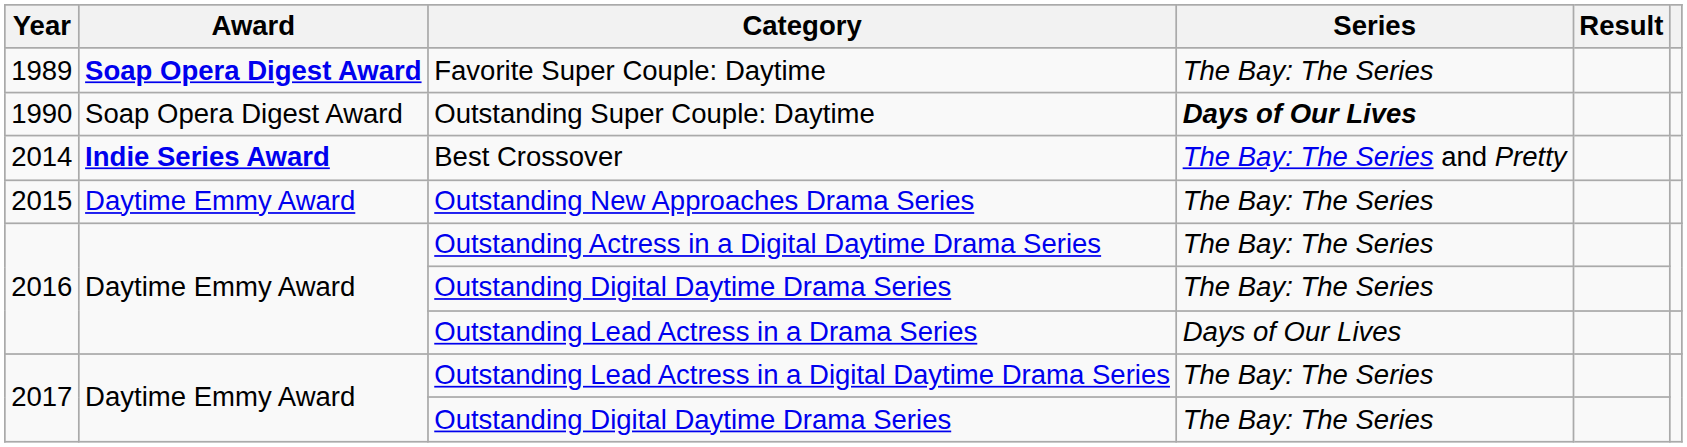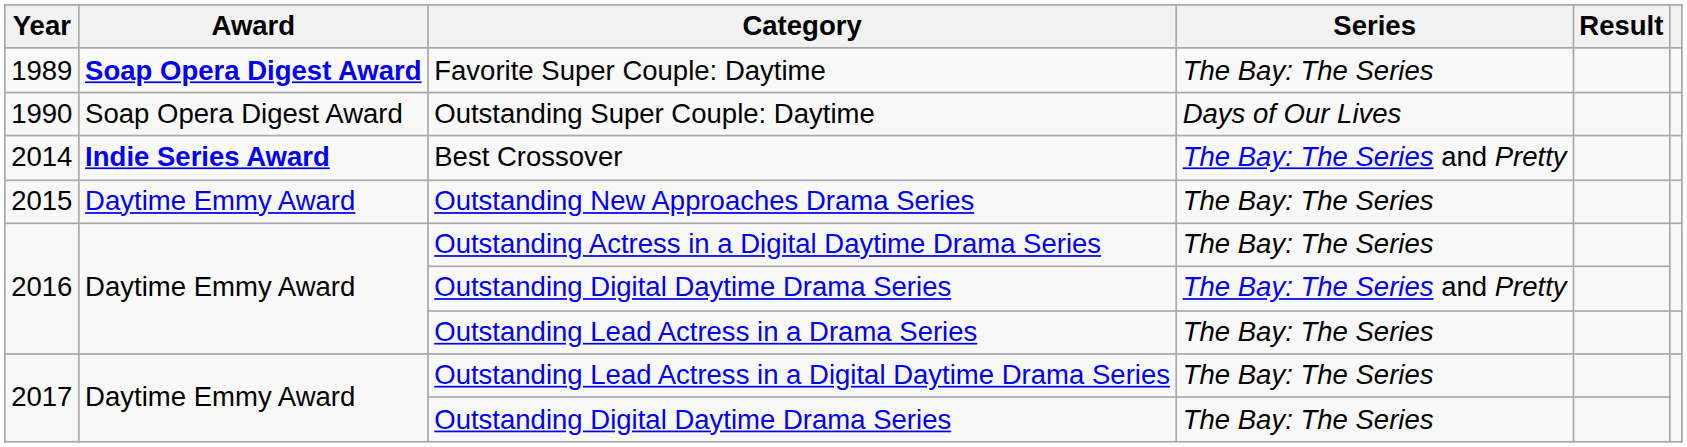(1300, 113) bold -> (1292, 113) normal
(1308, 288) The Bay: The Series -> (1375, 288) The Bay: The Series and Pretty
(1292, 331) Days of Our Lives -> (1308, 331) The Bay: The Series
